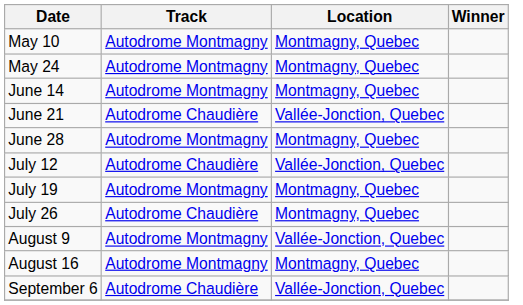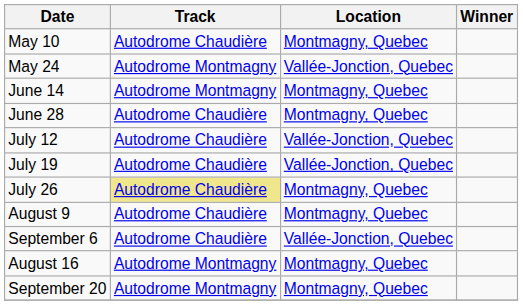(186, 41) Autodrome Montmagny -> (190, 41) Autodrome Chaudière
(347, 66) Montmagny, Quebec -> (368, 66) Vallée-Jonction, Quebec
- row: (36, 115)
(186, 140) Autodrome Montmagny -> (190, 115) Autodrome Chaudière
(186, 189) Autodrome Montmagny -> (190, 164) Autodrome Chaudière
(347, 189) Montmagny, Quebec -> (368, 164) Vallée-Jonction, Quebec
(182, 214) no background -> (190, 189) khaki background
(186, 238) Autodrome Montmagny -> (190, 214) Autodrome Chaudière
(360, 238) Vallée-Jonction, Quebec -> (356, 214) Montmagny, Quebec
rows swapped: (43, 263) <-> (53, 288)
+ row: (57, 288)
